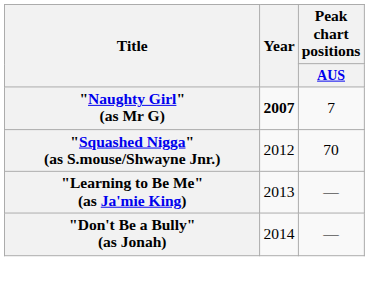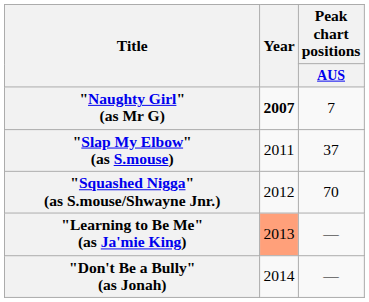+ row: (132, 150)
(279, 192) no background -> (279, 234) lightsalmon background
